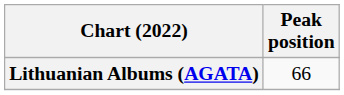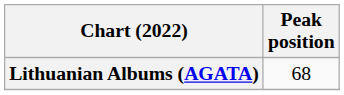(301, 73) 66 -> (301, 73) 68
